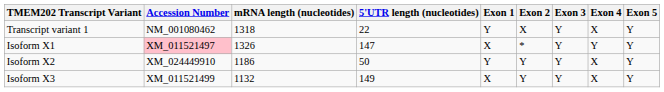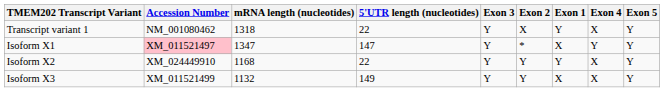columns swapped: (499, 12) <-> (570, 12)
(244, 45) 1326 -> (244, 45) 1347
(244, 62) 1186 -> (244, 62) 1168
(364, 62) 50 -> (364, 62) 22
